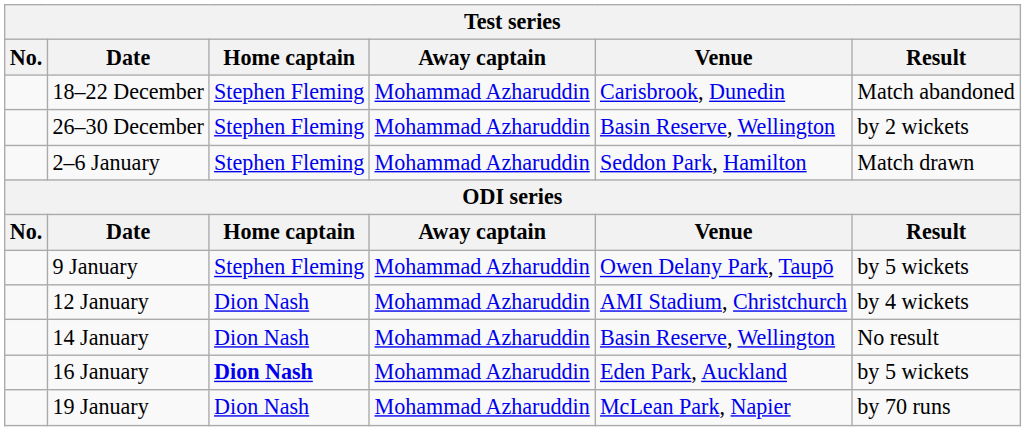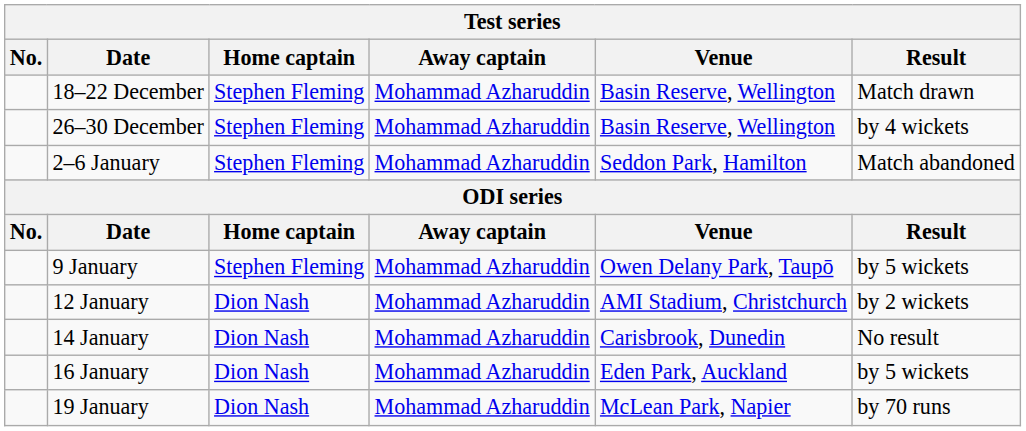(693, 92) Carisbrook, Dunedin -> (718, 92) Basin Reserve, Wellington
(936, 92) Match abandoned -> (916, 92) Match drawn
(913, 127) by 2 wickets -> (913, 127) by 4 wickets
(916, 162) Match drawn -> (936, 162) Match abandoned
(913, 302) by 4 wickets -> (913, 302) by 2 wickets
(718, 337) Basin Reserve, Wellington -> (693, 337) Carisbrook, Dunedin
(263, 372) bold -> (262, 372) normal
